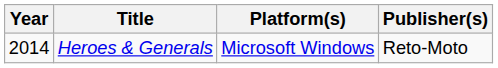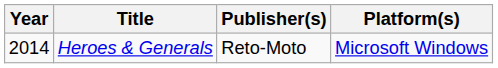columns swapped: (298, 18) <-> (435, 18)
